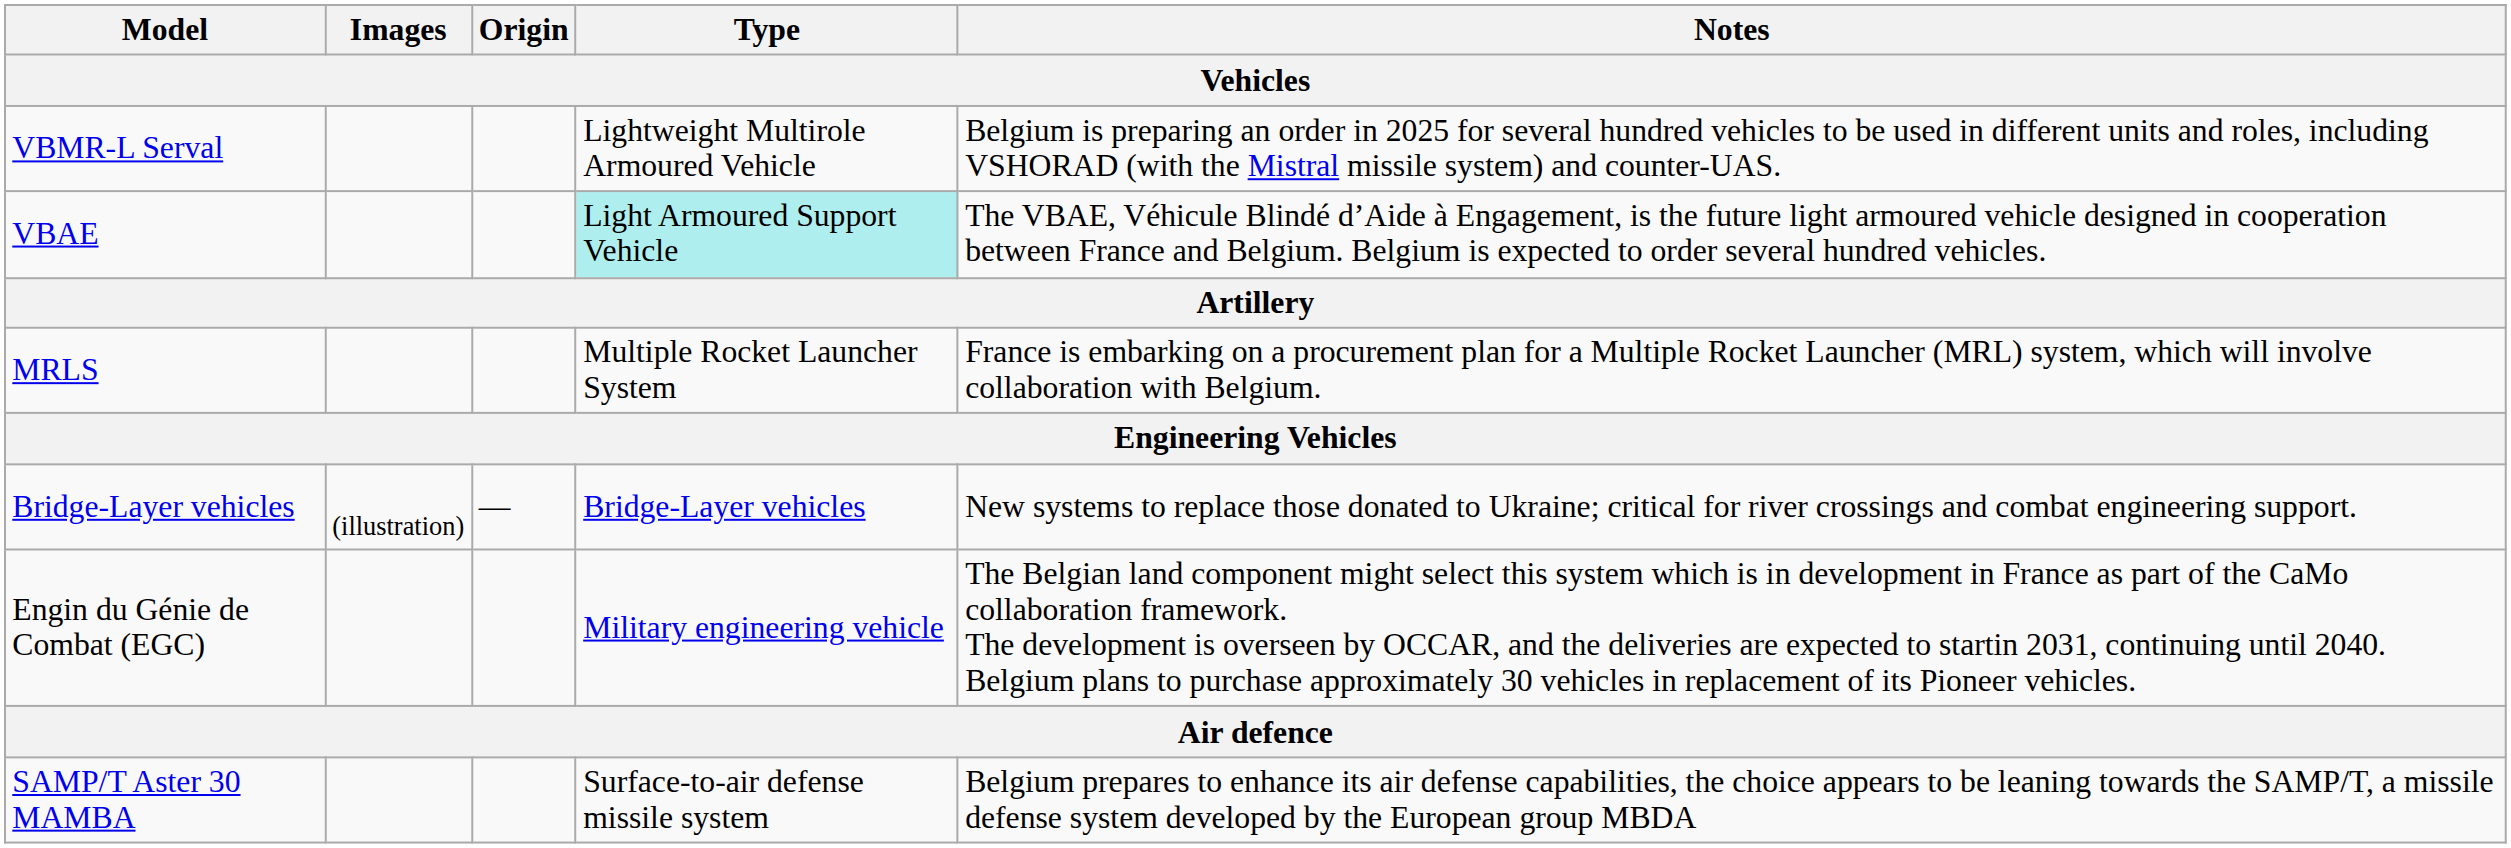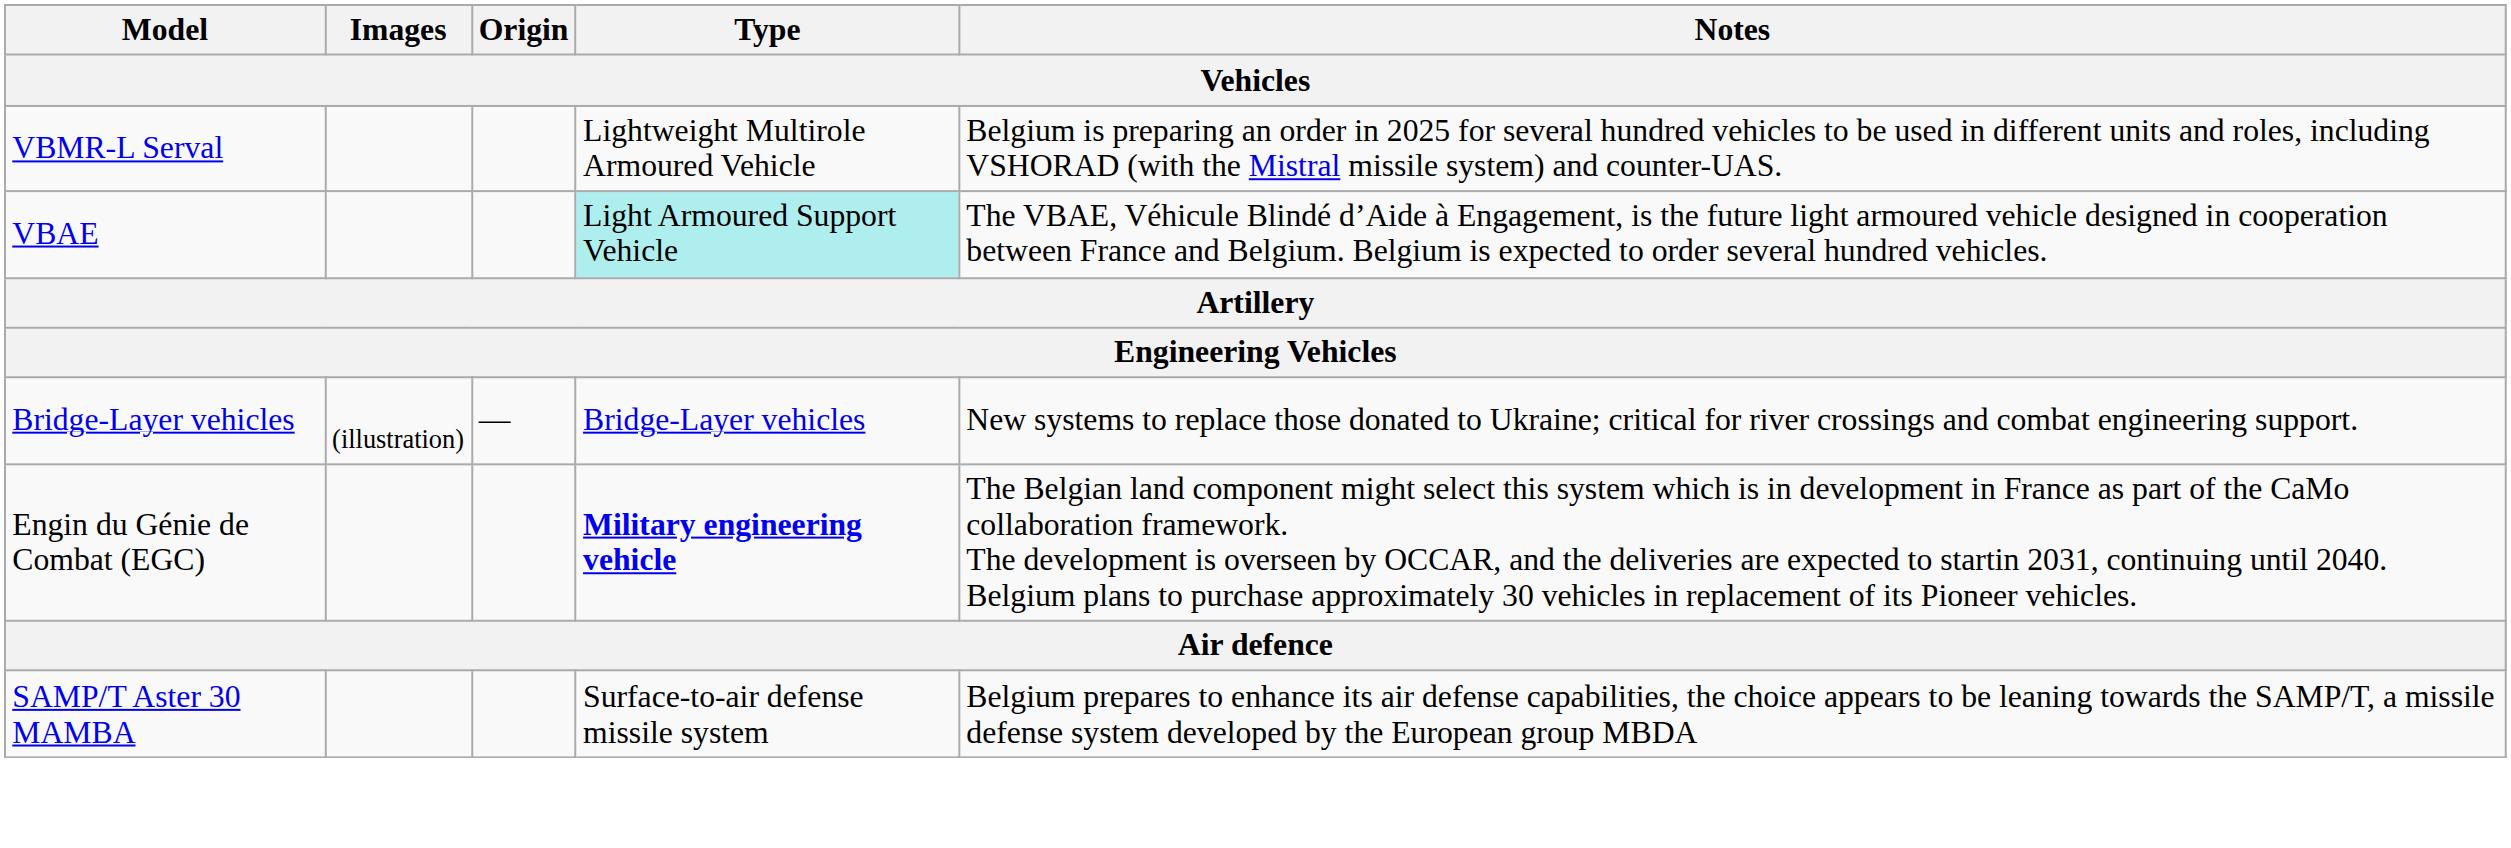- row: (55, 369)
(764, 627) normal -> (723, 541) bold
